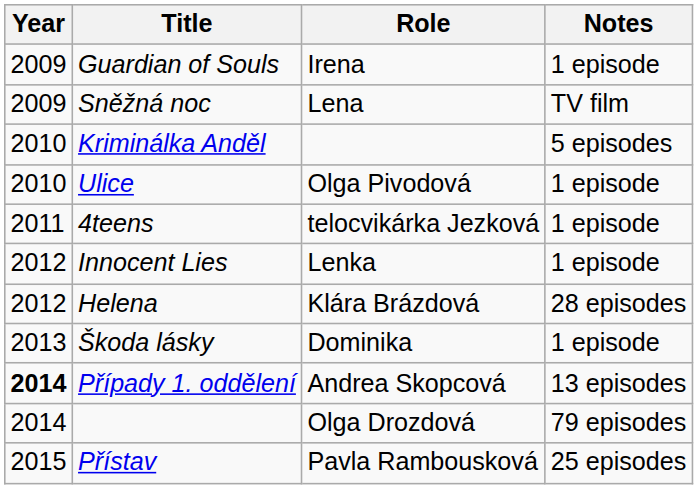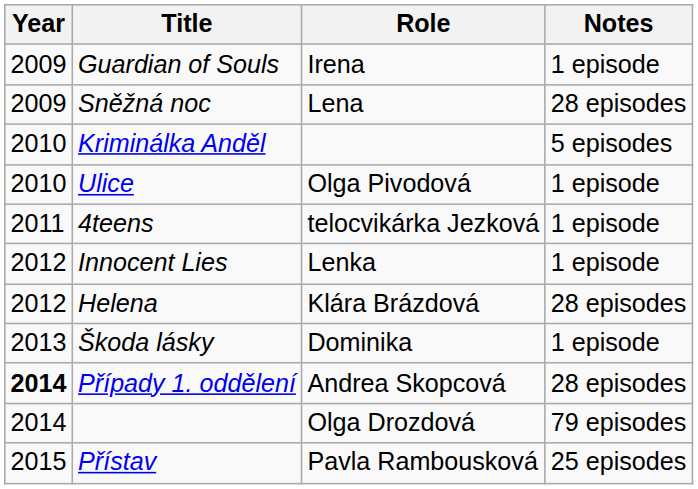(590, 104) TV film -> (619, 104) 28 episodes
(619, 382) 13 episodes -> (619, 382) 28 episodes
